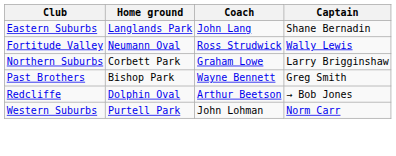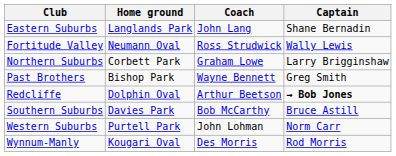(319, 94) normal -> (319, 94) bold
+ row: (55, 110)
+ row: (43, 143)
